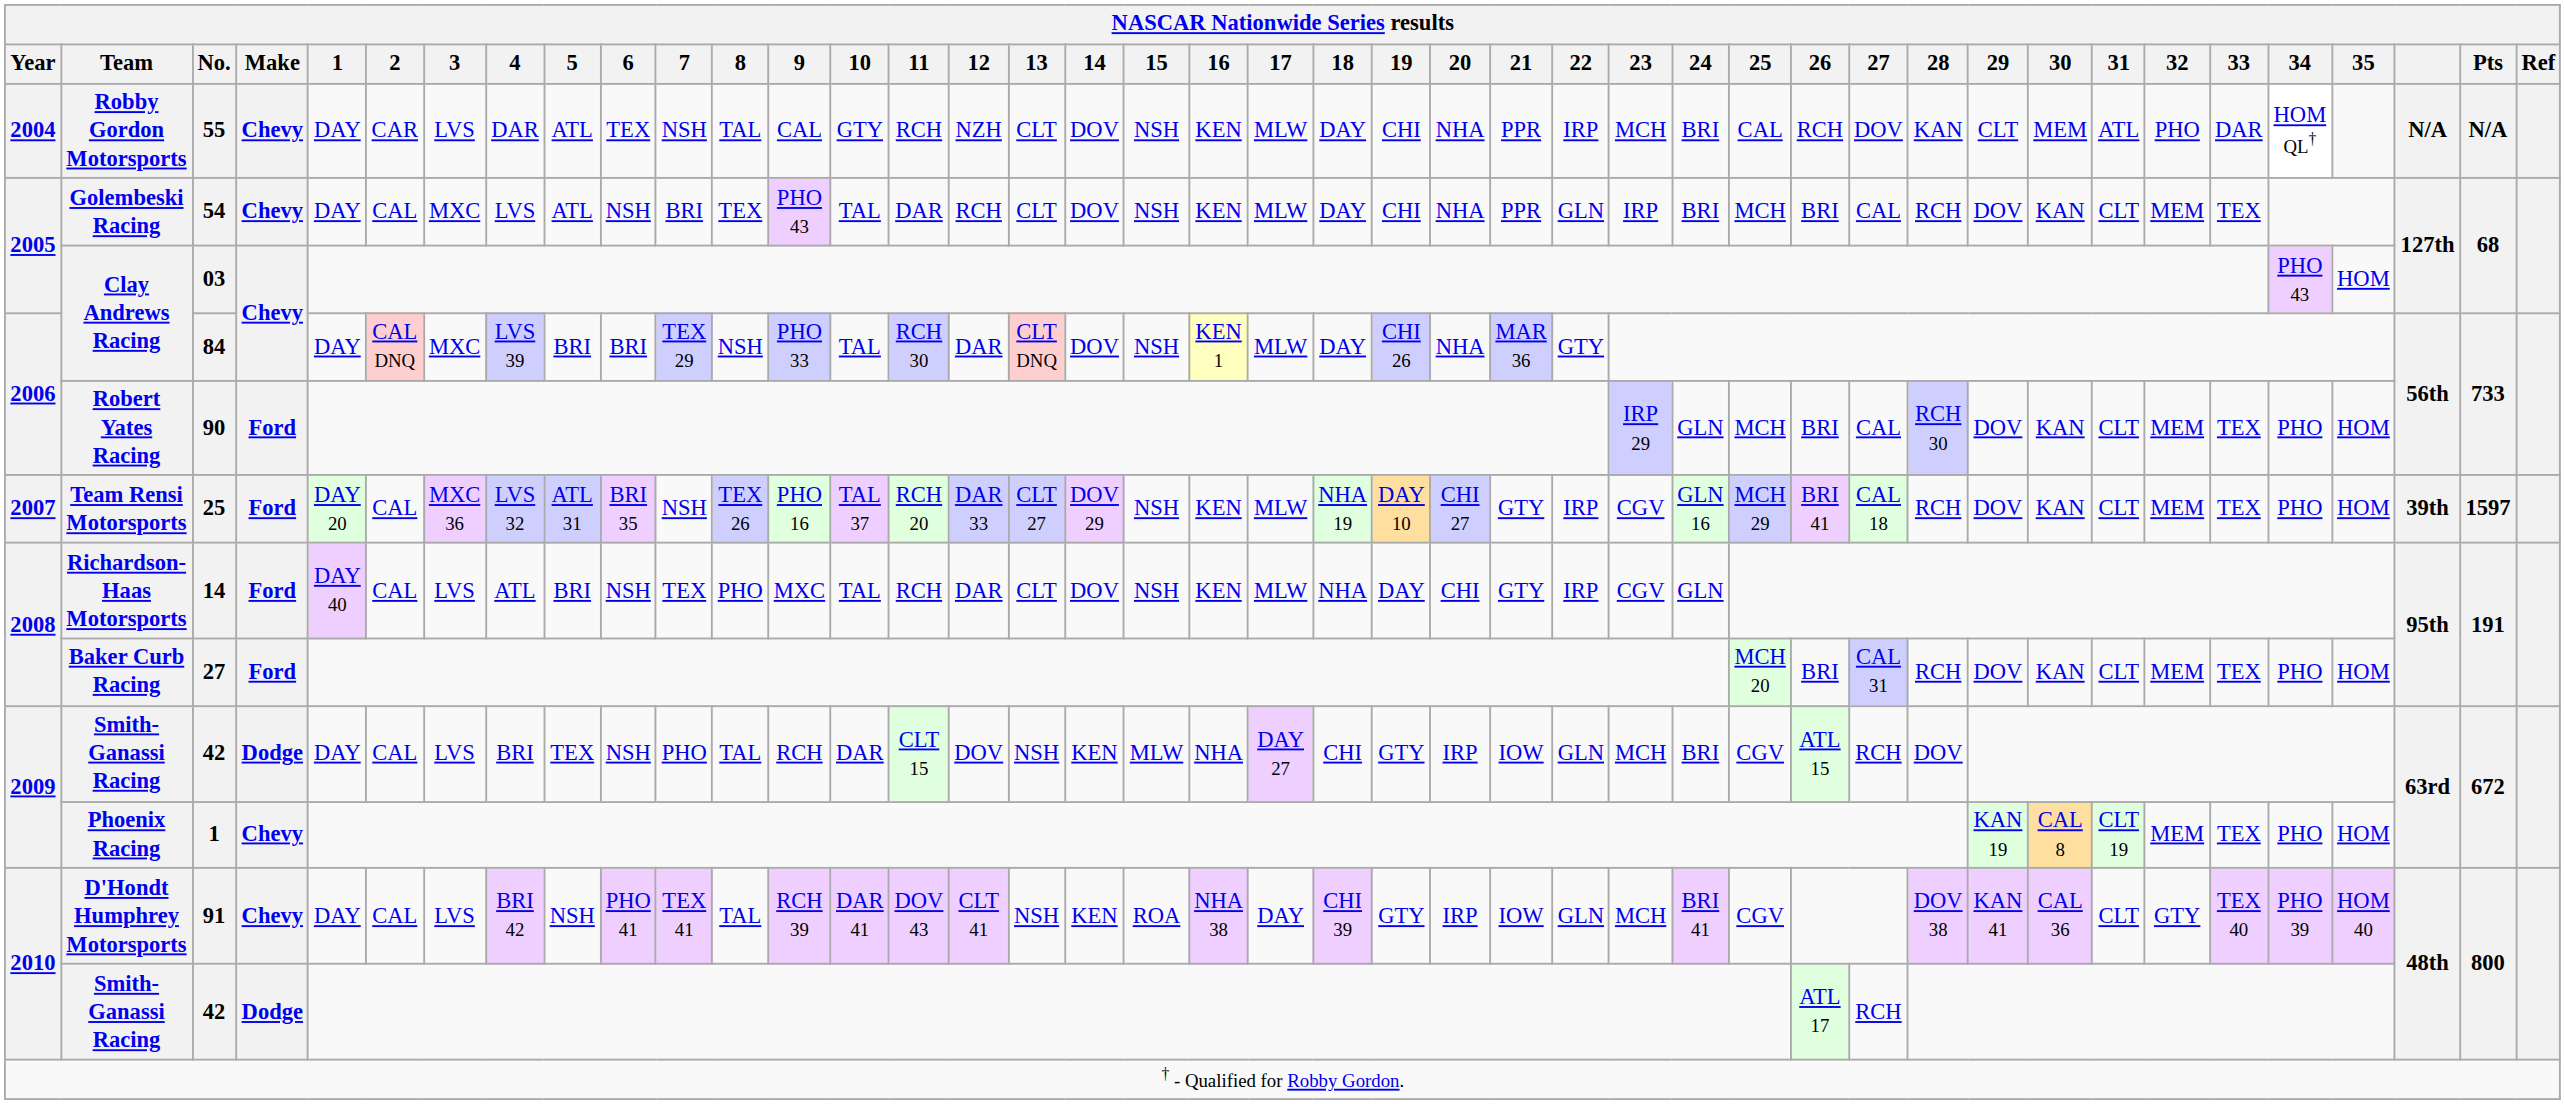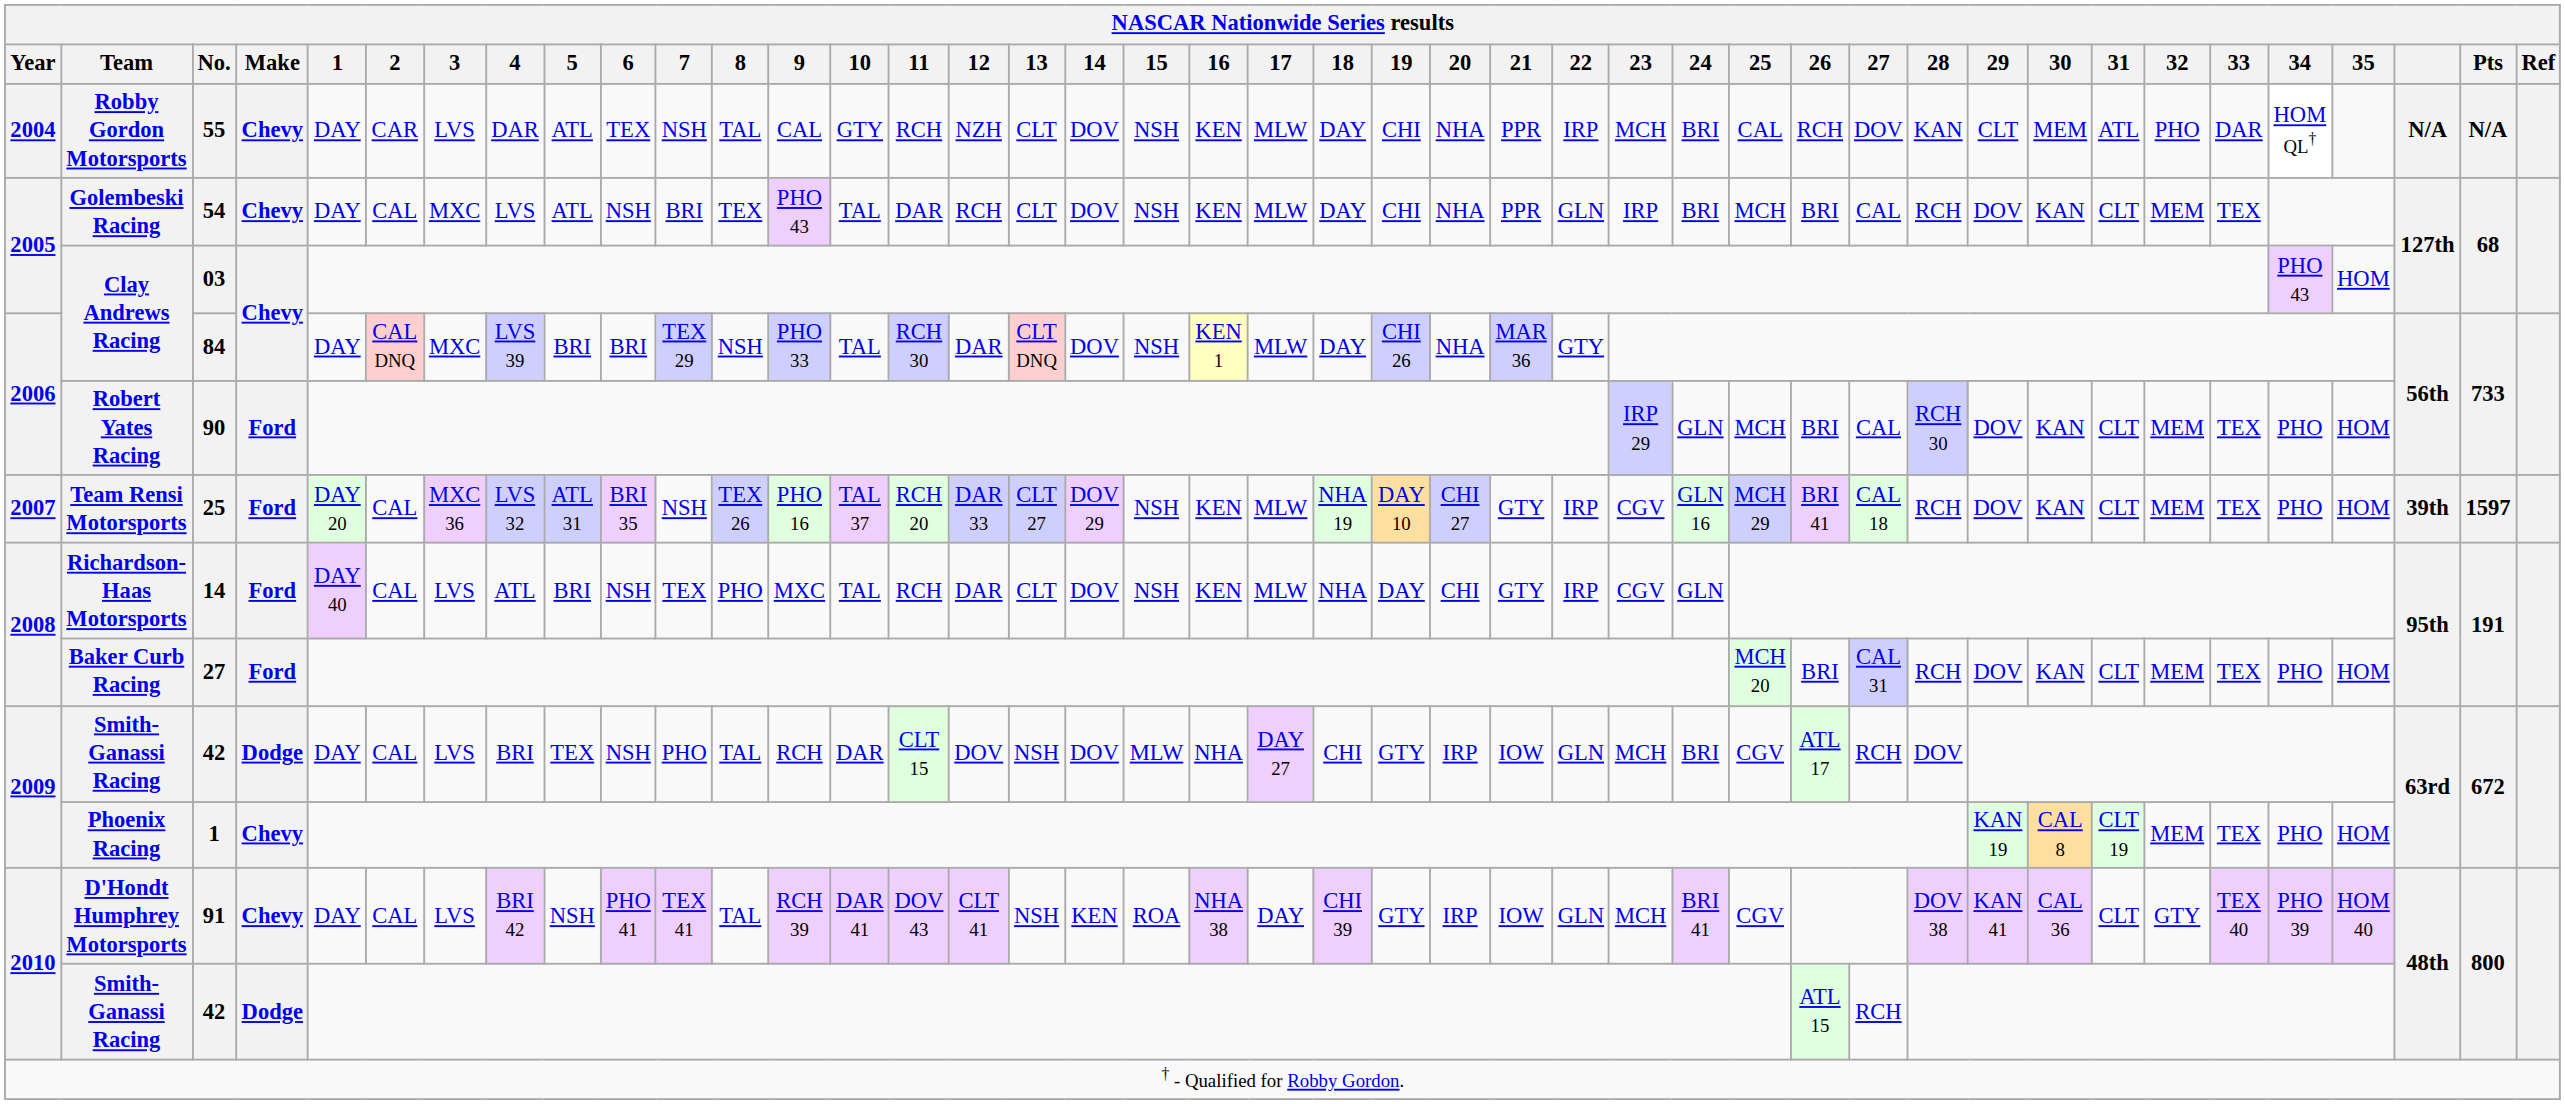(1094, 753) KEN -> (1094, 753) DOV
(1820, 752) ATL 15 -> (1820, 752) ATL 17
(1820, 1010) ATL 17 -> (1820, 1010) ATL 15
